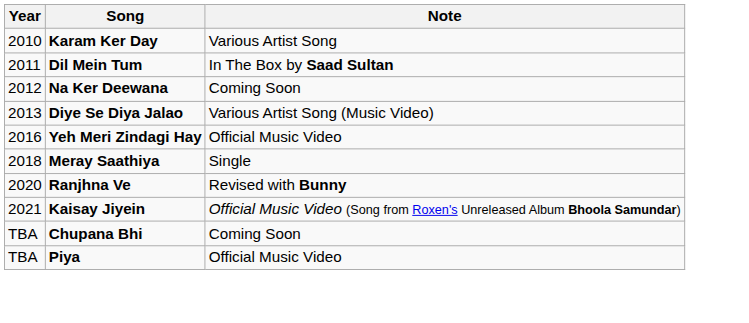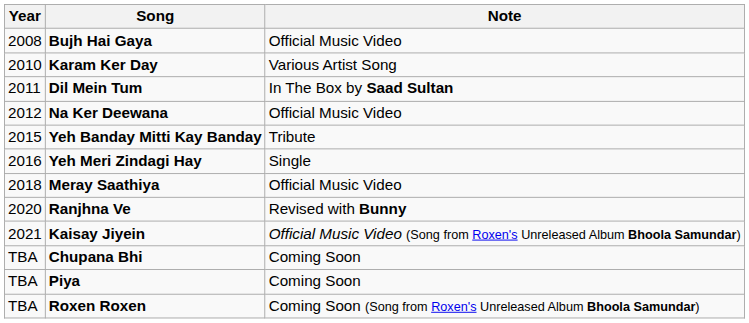+ row: (100, 40)
(255, 88) Coming Soon -> (335, 112) Official Music Video
- row: (116, 112)
+ row: (155, 137)
(275, 137) Official Music Video -> (290, 161) Single
(230, 161) Single -> (335, 185) Official Music Video
(275, 257) Official Music Video -> (315, 281) Coming Soon
+ row: (97, 305)
